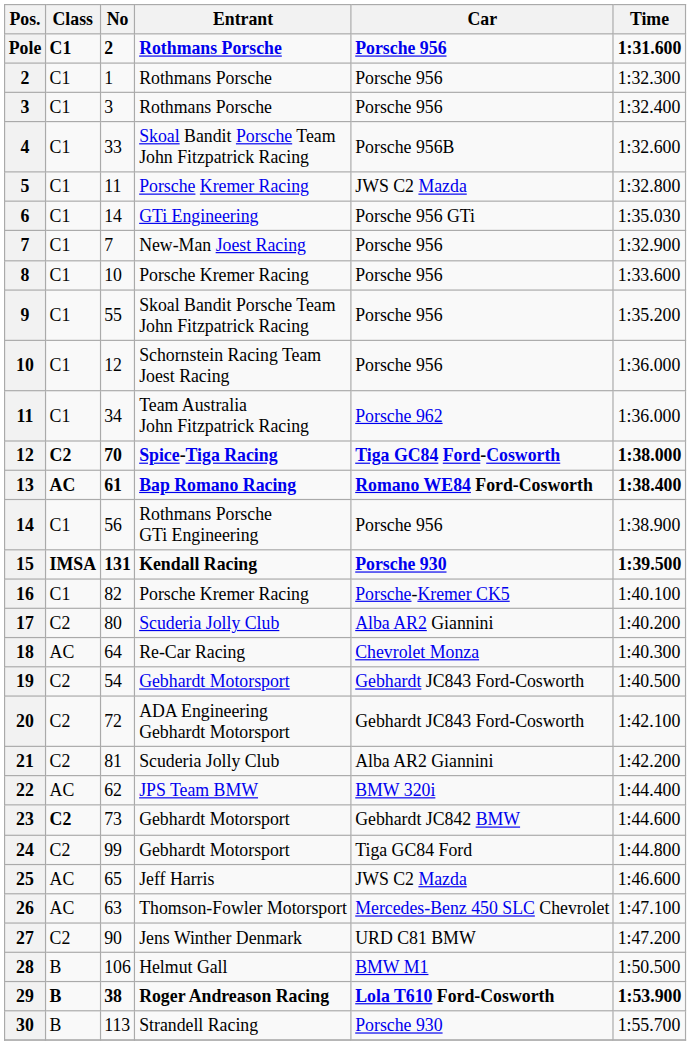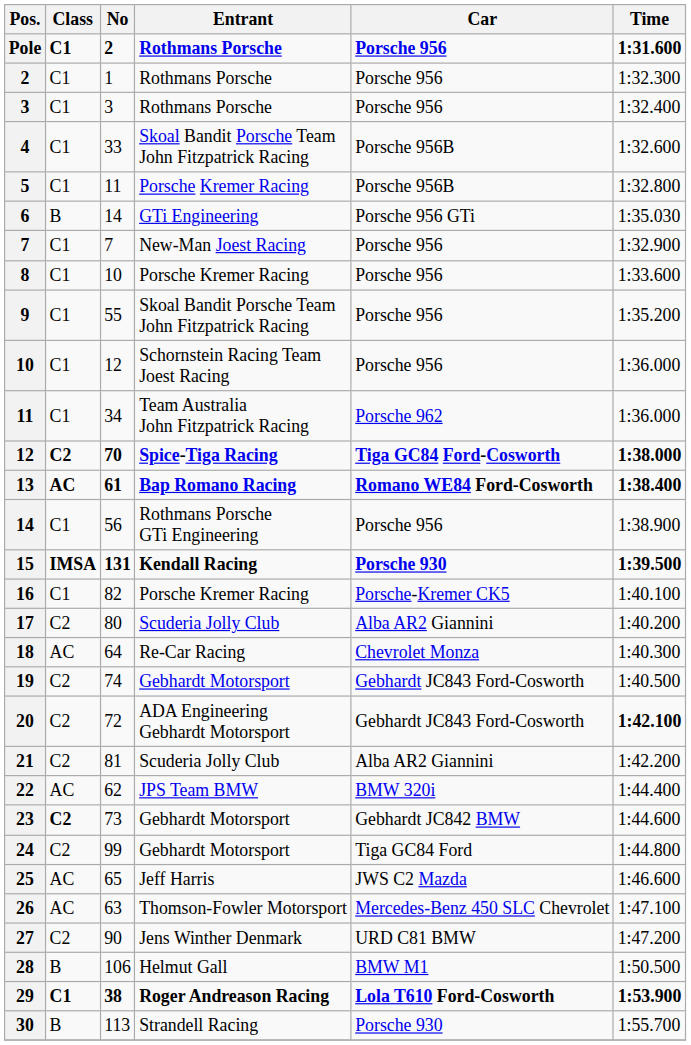(411, 187) JWS C2 Mazda -> (405, 187) Porsche 956B
(60, 216) C1 -> (55, 216) B
(113, 681) 54 -> (113, 681) 74
(649, 721) normal -> (649, 721) bold
(55, 996) B -> (60, 996) C1
